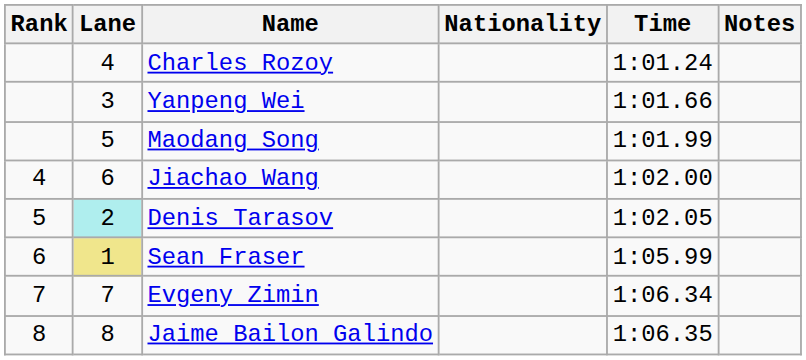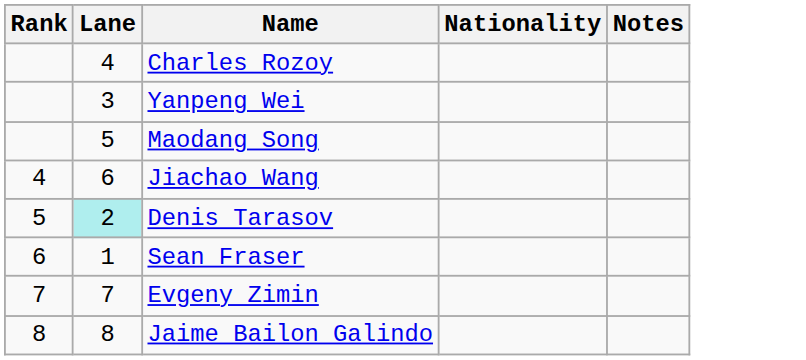- column: (663, 24)
(108, 257) khaki background -> (108, 257) no background
